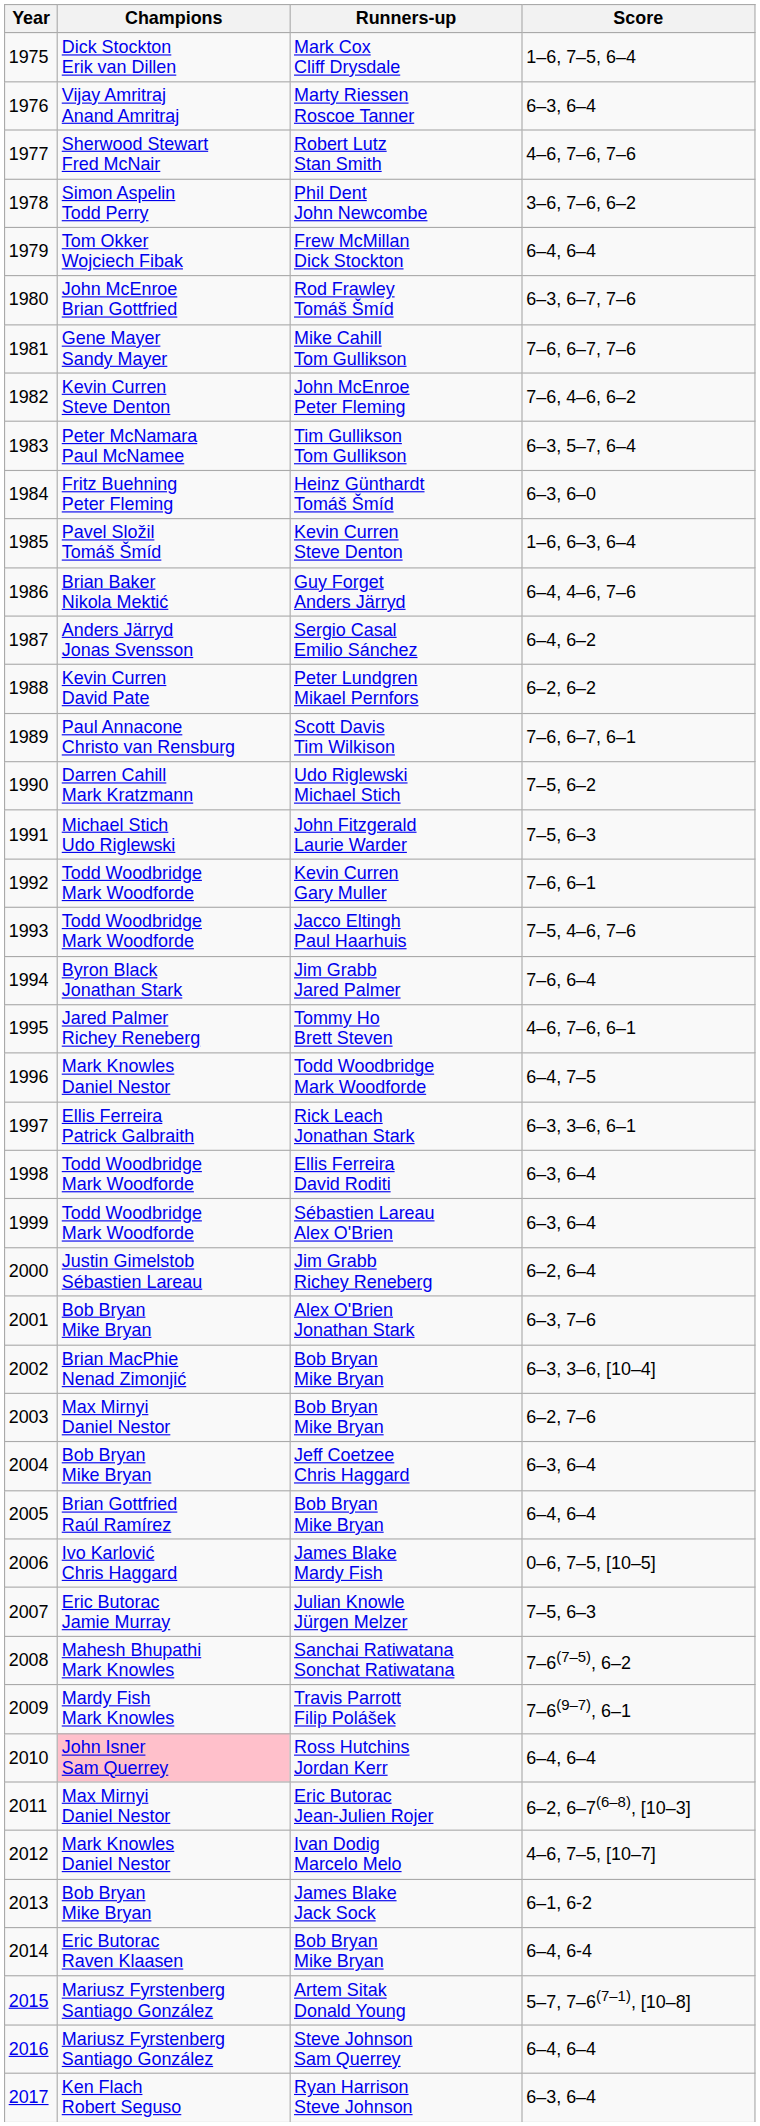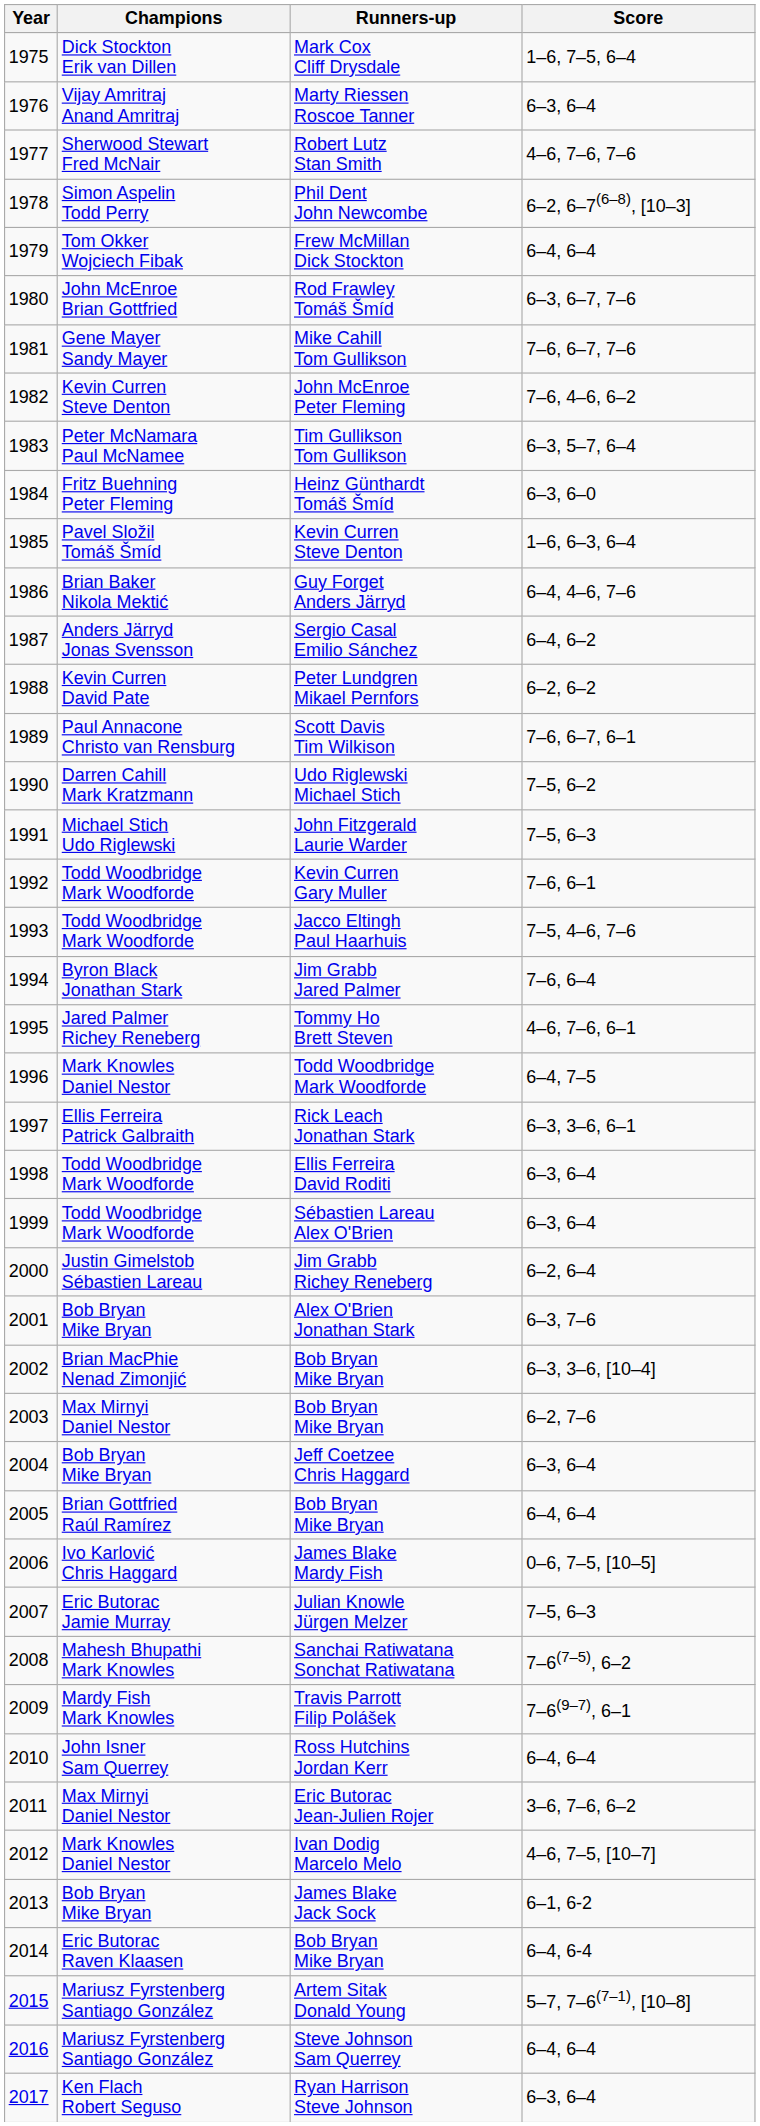(581, 202) 3–6, 7–6, 6–2 -> (608, 202) 6–2, 6–7(6–8), [10–3]
(115, 1757) pink background -> (115, 1757) no background
(608, 1806) 6–2, 6–7(6–8), [10–3] -> (581, 1806) 3–6, 7–6, 6–2
